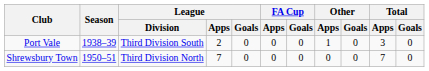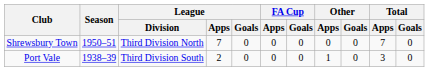rows swapped: (42, 43) <-> (42, 58)
